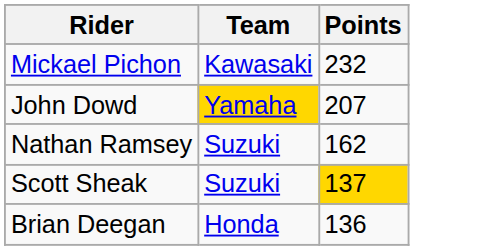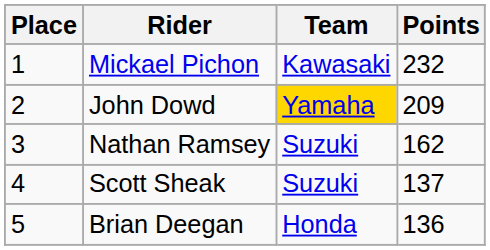+ column: (44, 24)
(345, 104) 207 -> (424, 104) 209
(345, 184) gold background -> (424, 184) no background
